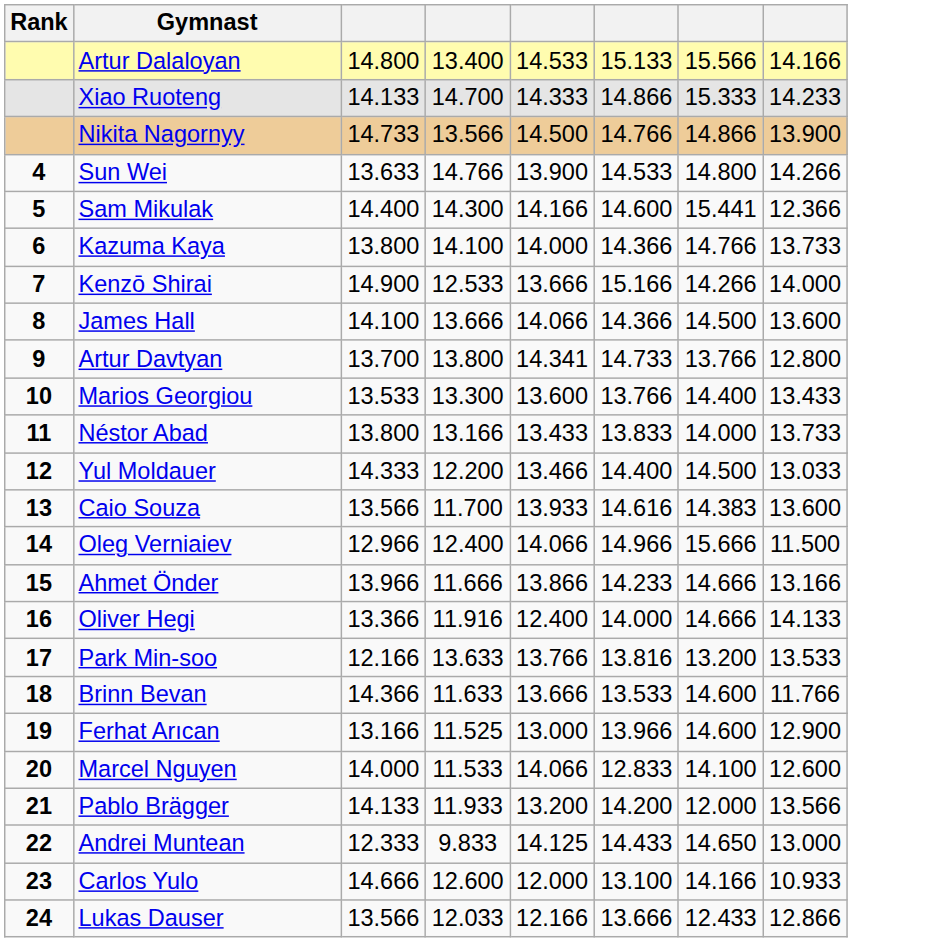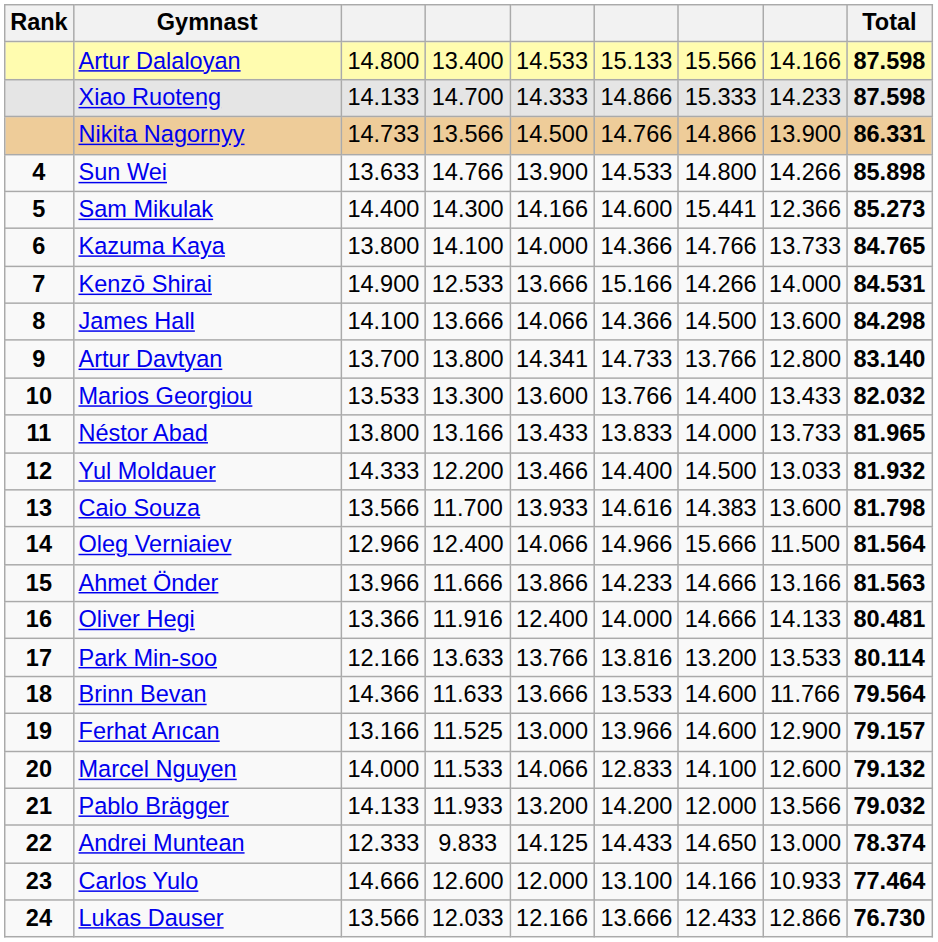+ column: (889, 23)
